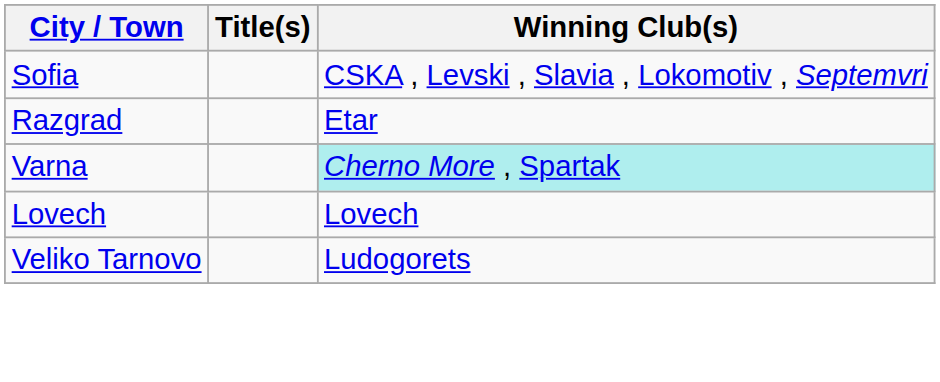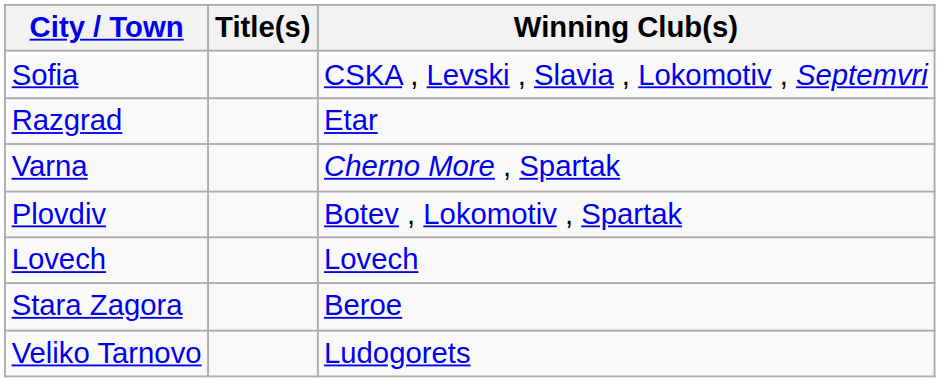(472, 167) paleturquoise background -> (472, 167) no background
+ row: (59, 213)
+ row: (97, 306)
